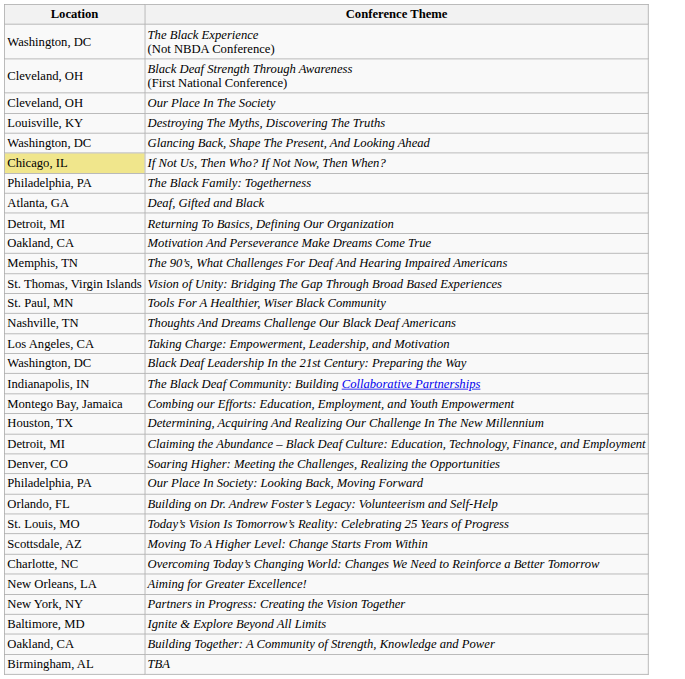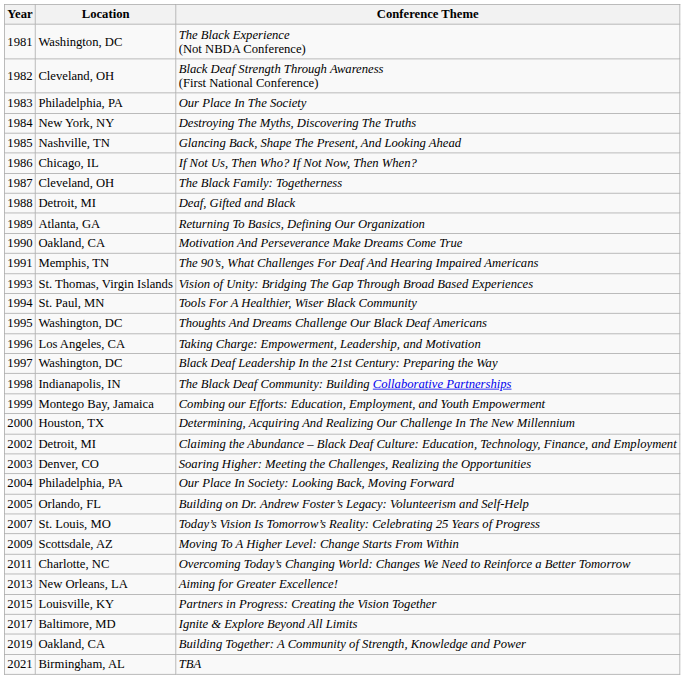+ column: (20, 14)
(45, 103) Cleveland, OH -> (81, 103) Philadelphia, PA
(45, 123) Louisville, KY -> (76, 123) New York, NY
(49, 143) Washington, DC -> (74, 143) Nashville, TN
(37, 163) khaki background -> (69, 163) no background
(50, 183) Philadelphia, PA -> (76, 183) Cleveland, OH
(38, 203) Atlanta, GA -> (67, 203) Detroit, MI
(36, 223) Detroit, MI -> (69, 223) Atlanta, GA
(43, 323) Nashville, TN -> (80, 323) Washington, DC
(45, 604) New York, NY -> (76, 604) Louisville, KY
